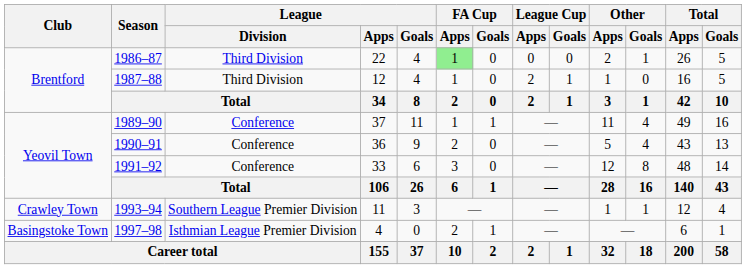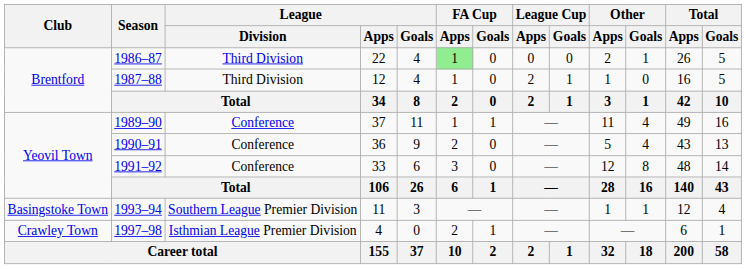(58, 209) Crawley Town -> (58, 209) Basingstoke Town
(58, 230) Basingstoke Town -> (58, 230) Crawley Town
